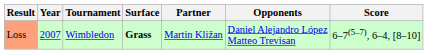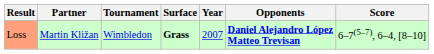columns swapped: (50, 12) <-> (194, 12)
(278, 35) normal -> (280, 35) bold
